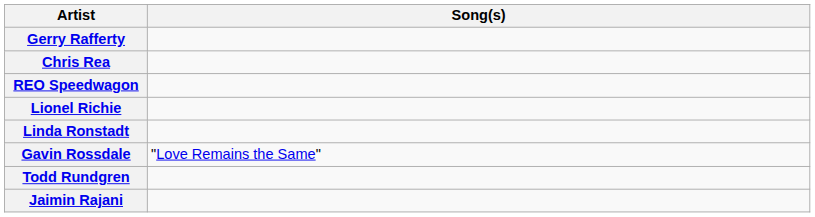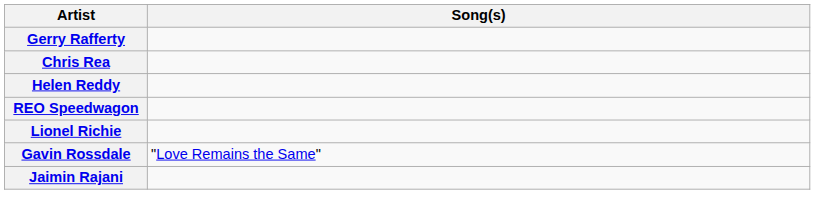+ row: (76, 85)
- row: (76, 131)
- row: (76, 177)
